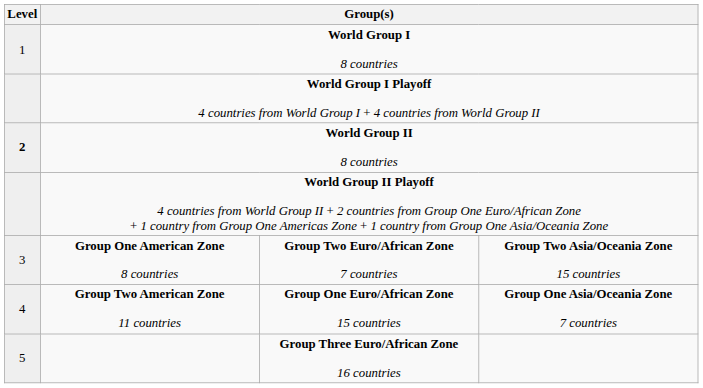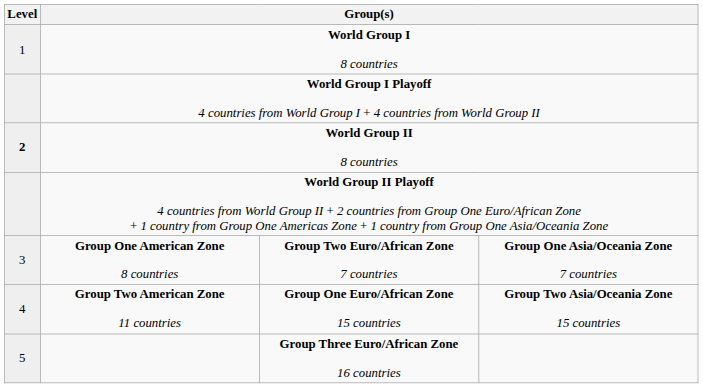(588, 260) Group Two Asia/Oceania Zone 15 countries -> (588, 260) Group One Asia/Oceania Zone 7 countries
(588, 309) Group One Asia/Oceania Zone 7 countries -> (588, 309) Group Two Asia/Oceania Zone 15 countries
